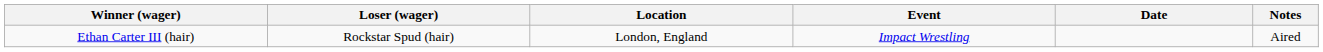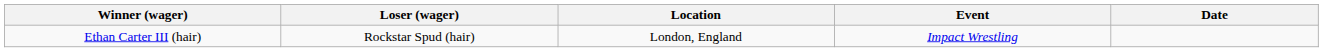- column: (1285, 15)
